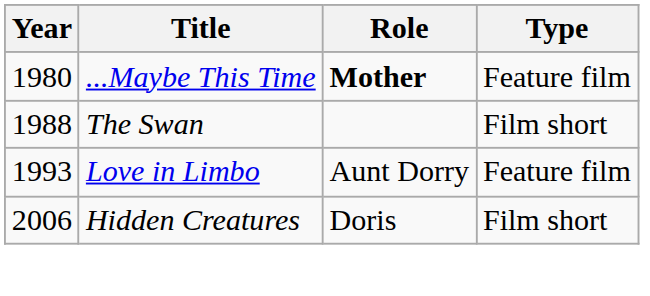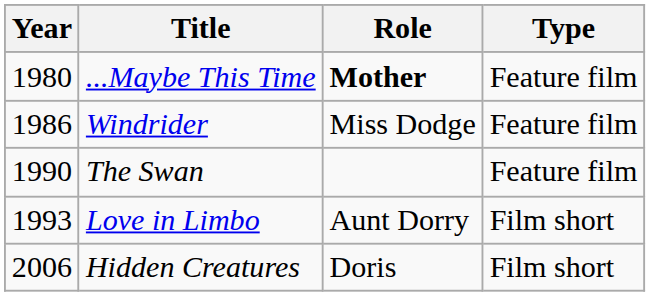+ row: (147, 123)
(42, 123) 1988 -> (42, 171) 1990
(545, 123) Film short -> (564, 171) Feature film
(557, 171) Feature film -> (552, 219) Film short
